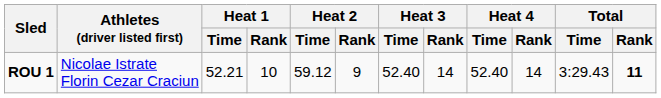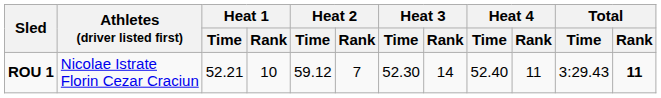(357, 72) 9 -> (357, 72) 7
(401, 72) 52.40 -> (401, 72) 52.30
(534, 72) 14 -> (534, 72) 11
